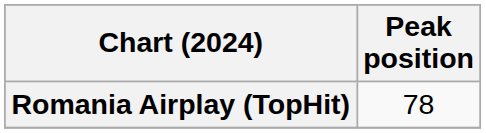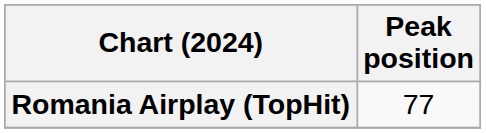(419, 104) 78 -> (419, 104) 77
